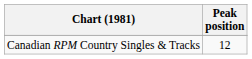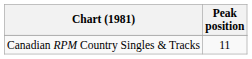(225, 44) 12 -> (225, 44) 11
